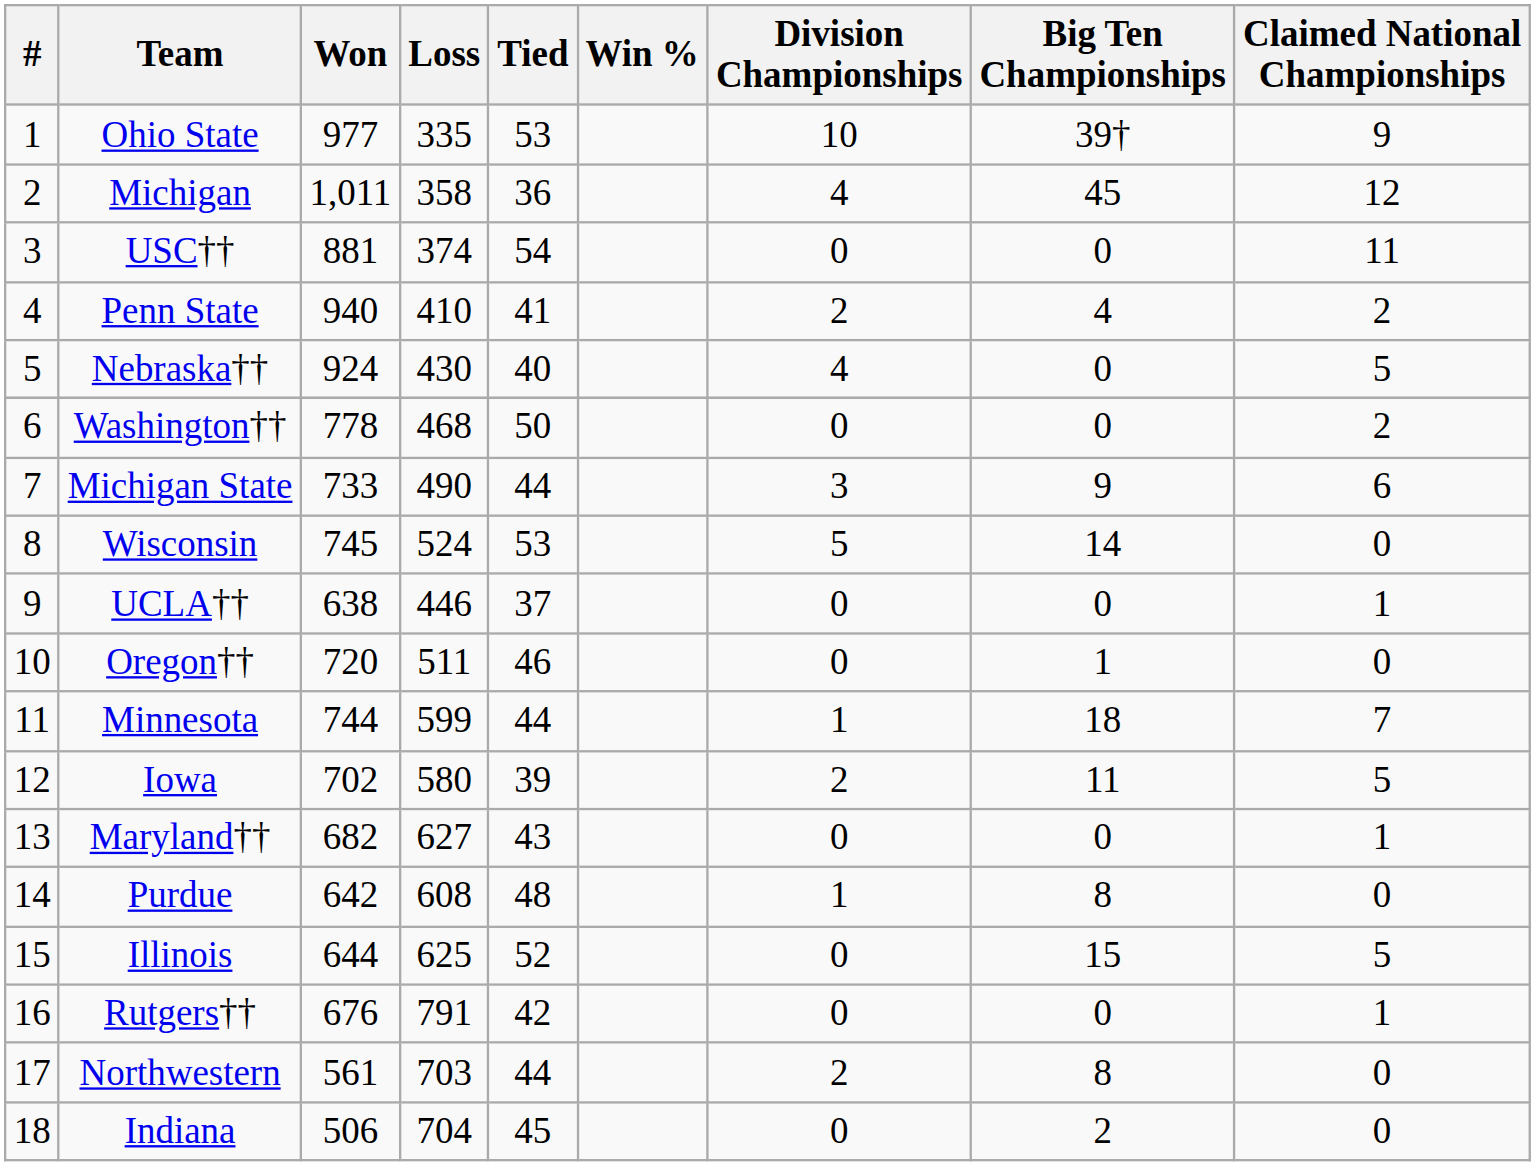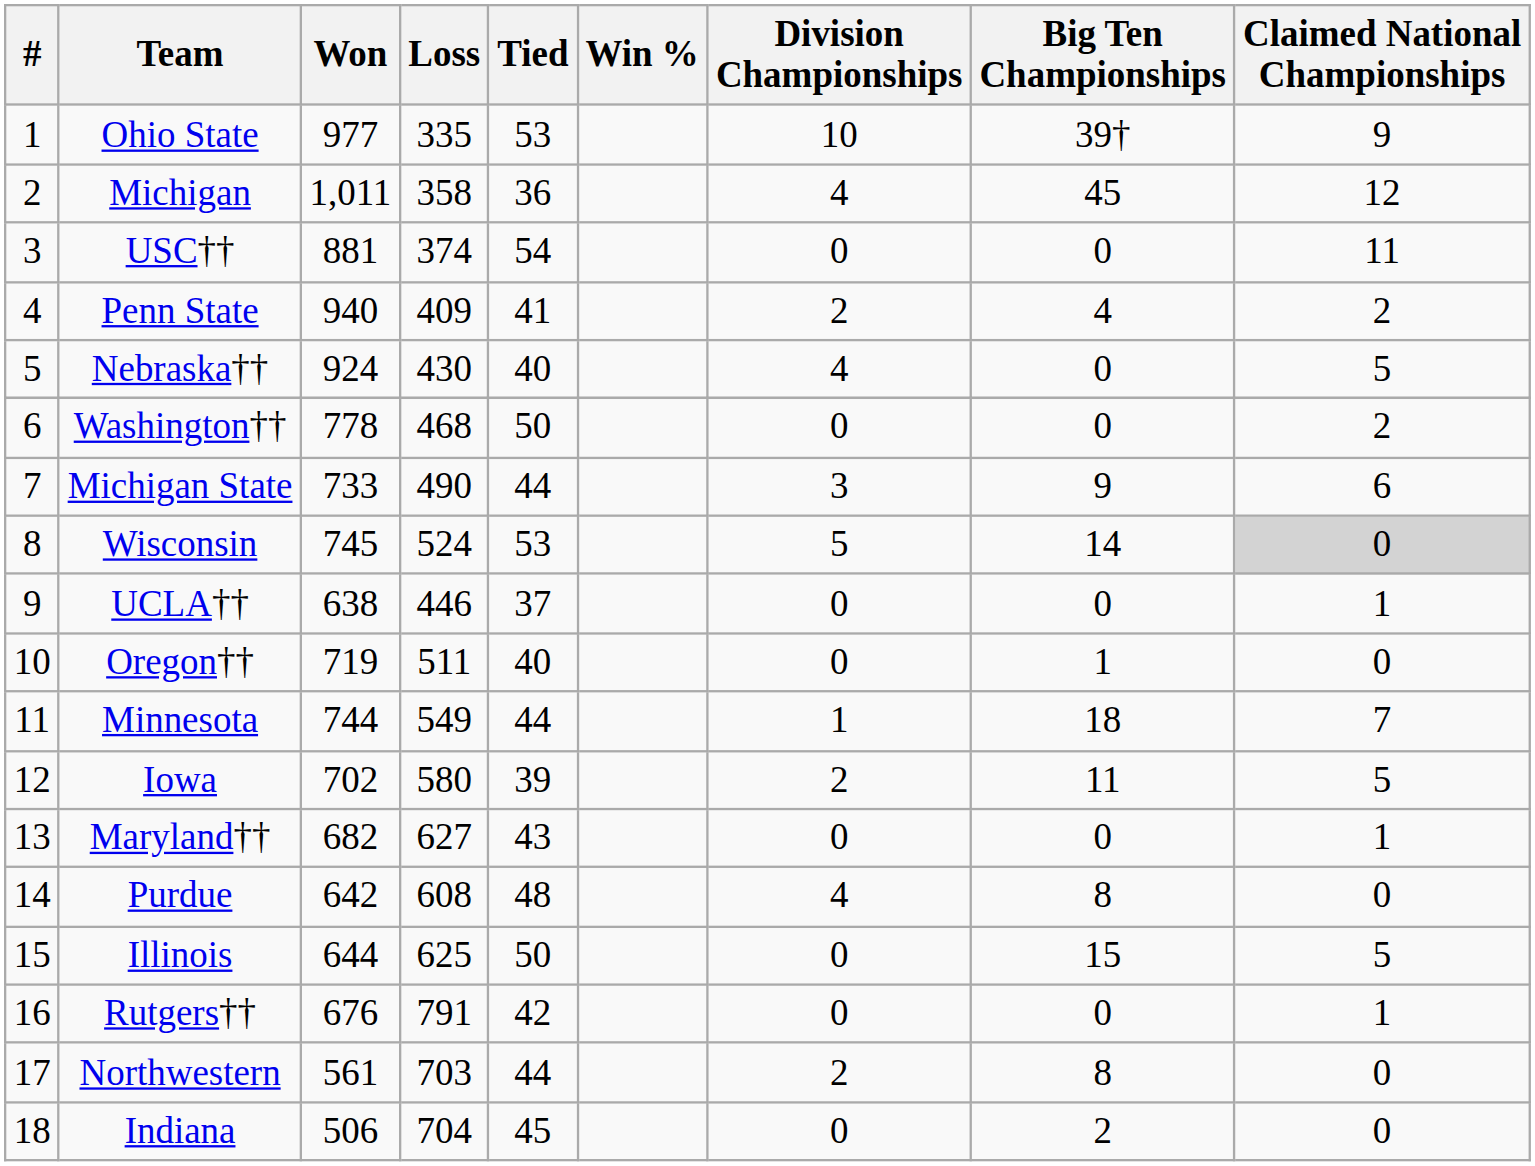(444, 309) 410 -> (444, 309) 409
(1382, 544) no background -> (1382, 544) lightgrey background
(350, 661) 720 -> (350, 661) 719
(533, 661) 46 -> (533, 661) 40
(444, 720) 599 -> (444, 720) 549
(839, 896) 1 -> (839, 896) 4
(533, 954) 52 -> (533, 954) 50
